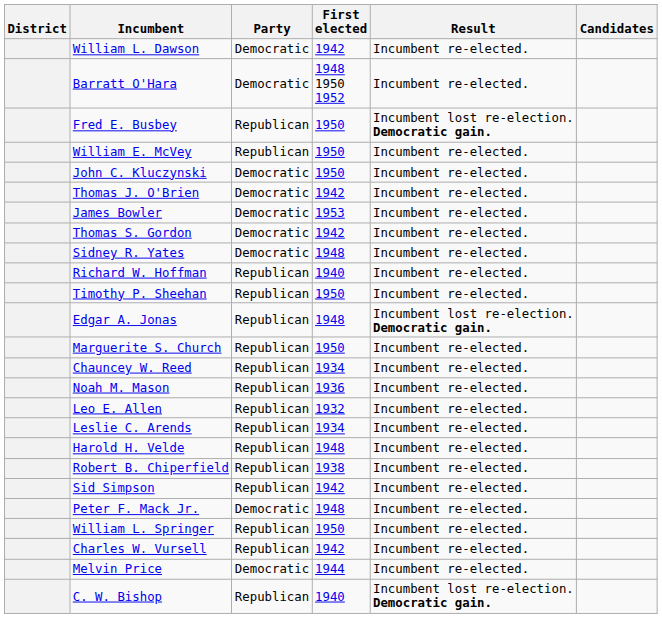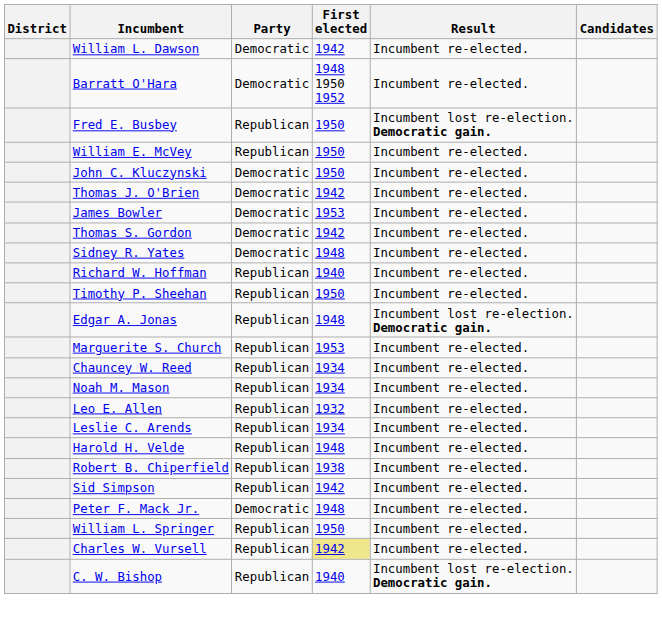(330, 347) 1950 -> (330, 347) 1953
(330, 388) 1936 -> (330, 388) 1934
(330, 549) no background -> (330, 549) khaki background
- row: (117, 569)
